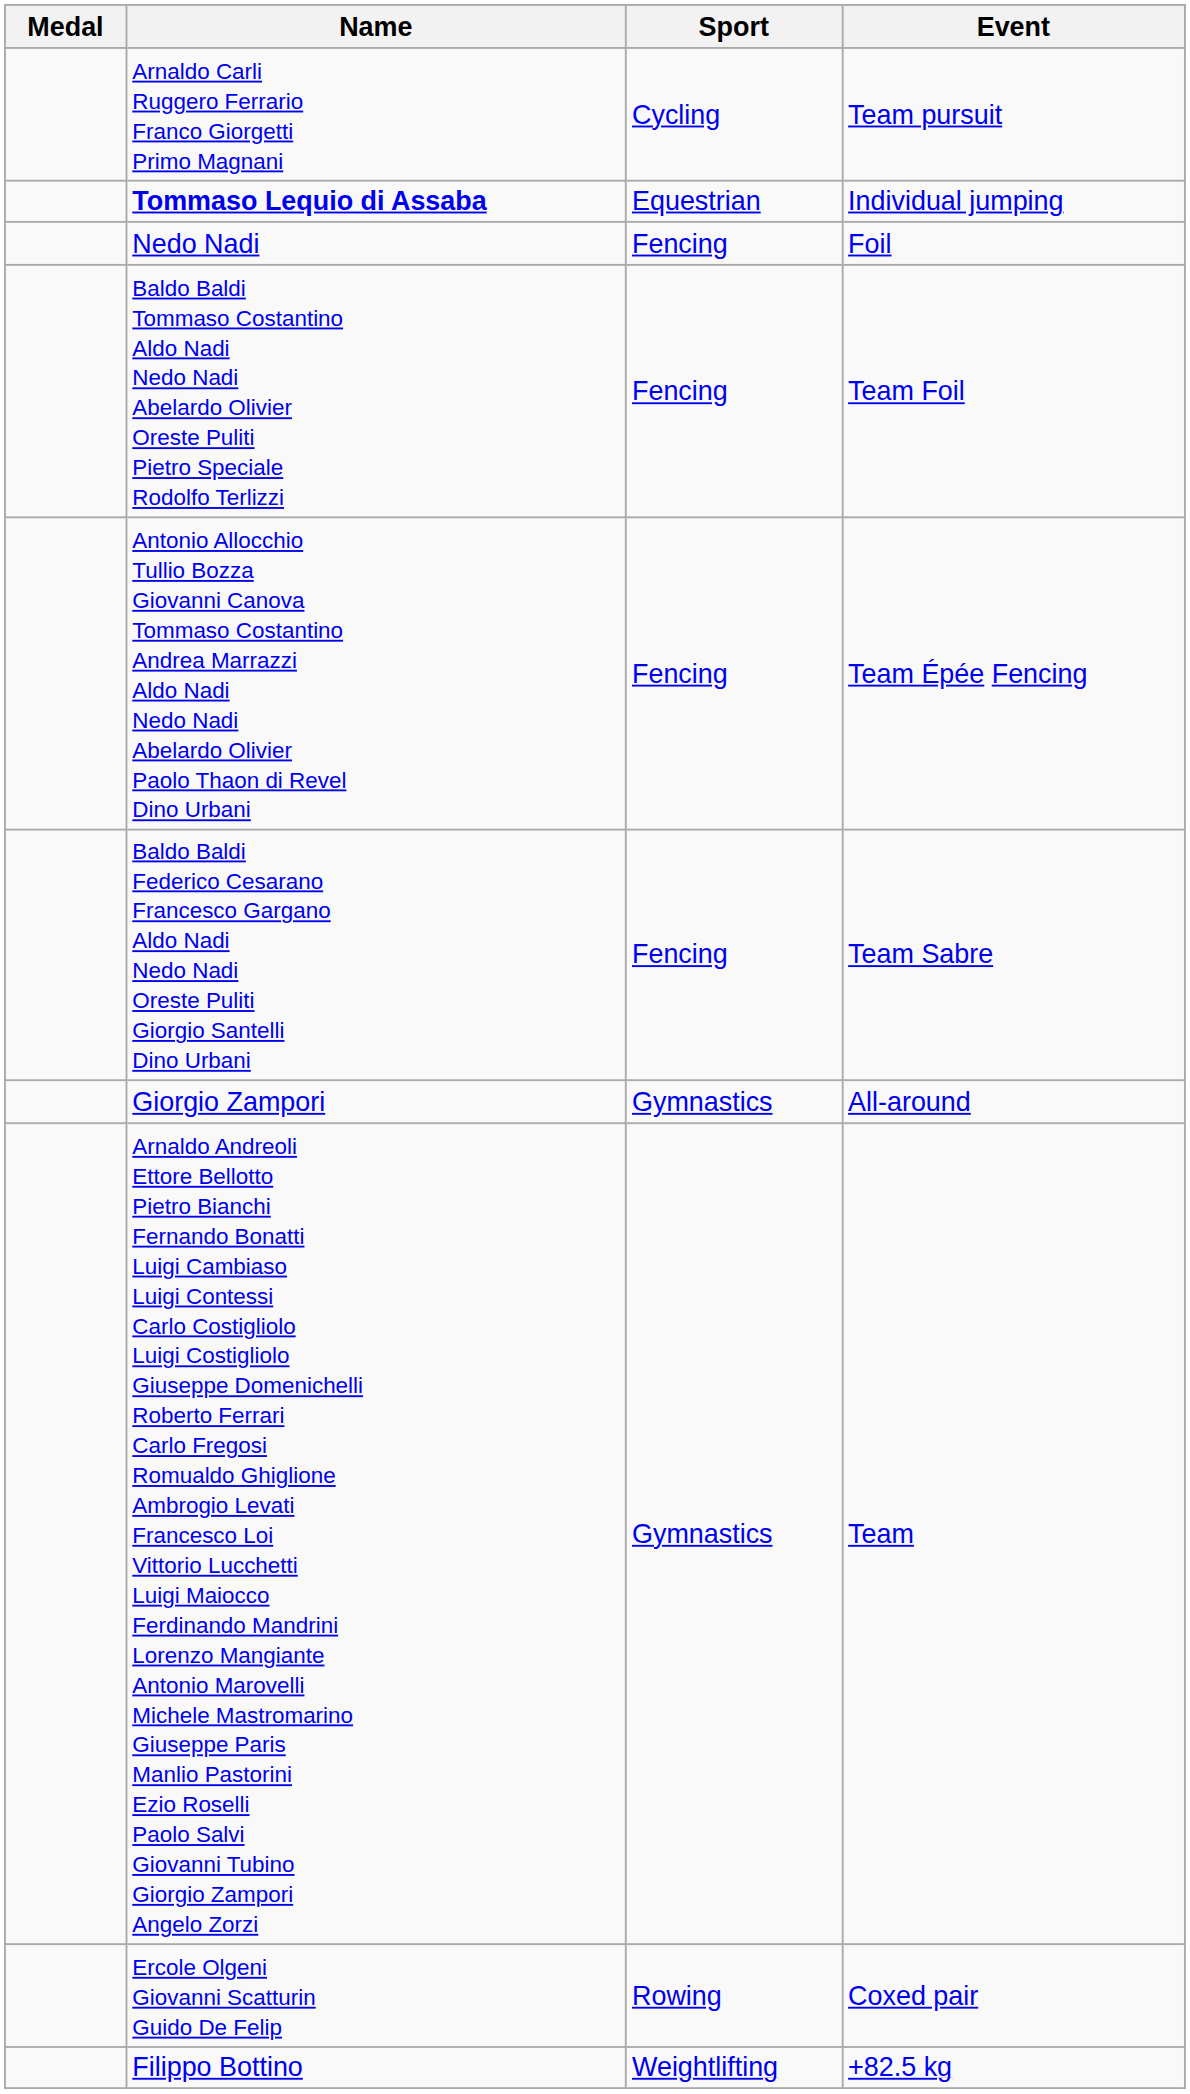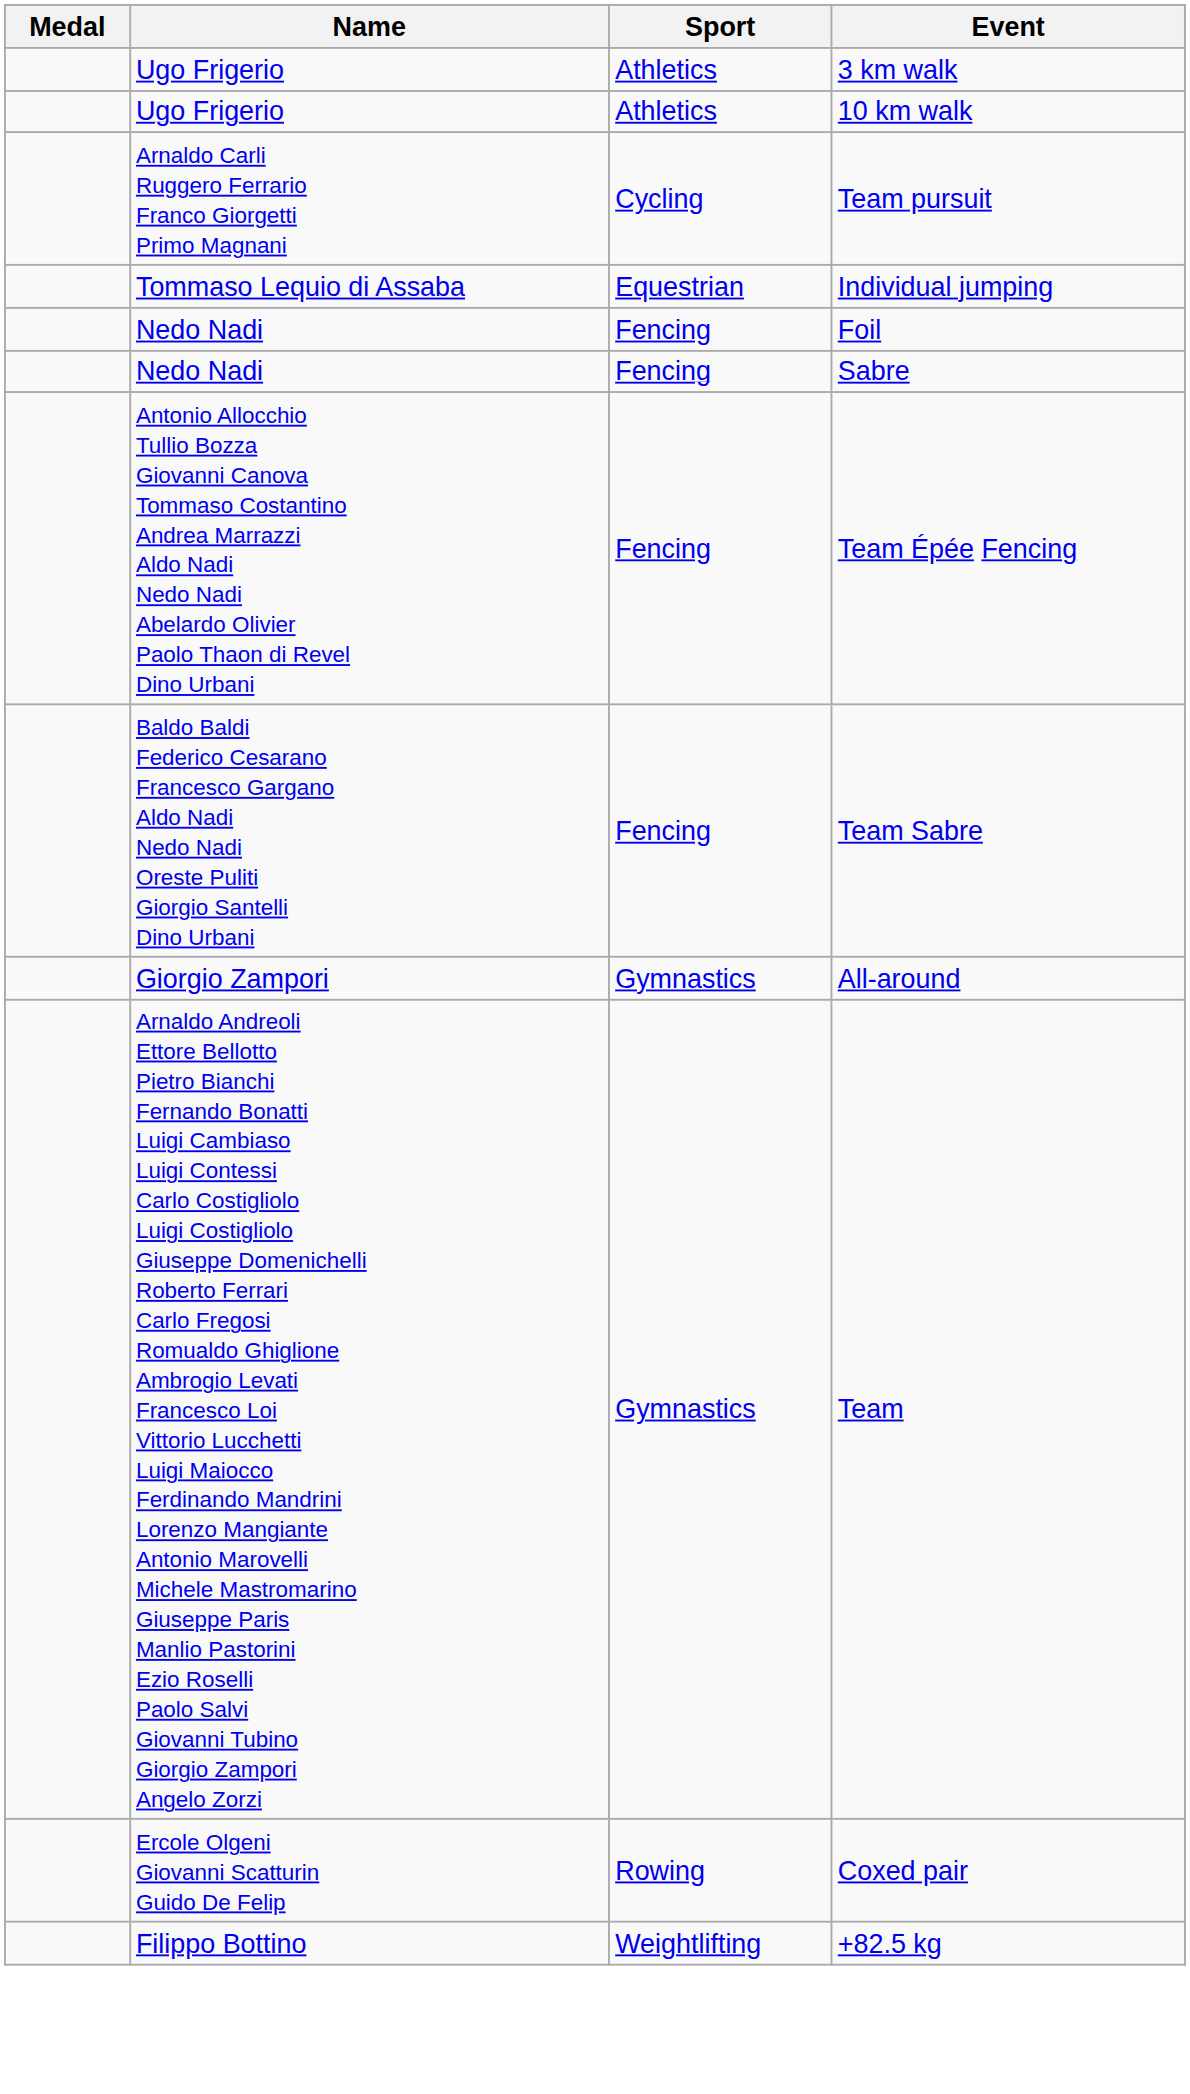+ row: (898, 69)
+ row: (905, 112)
(309, 201) bold -> (300, 287) normal
+ row: (874, 372)
- row: (906, 391)
